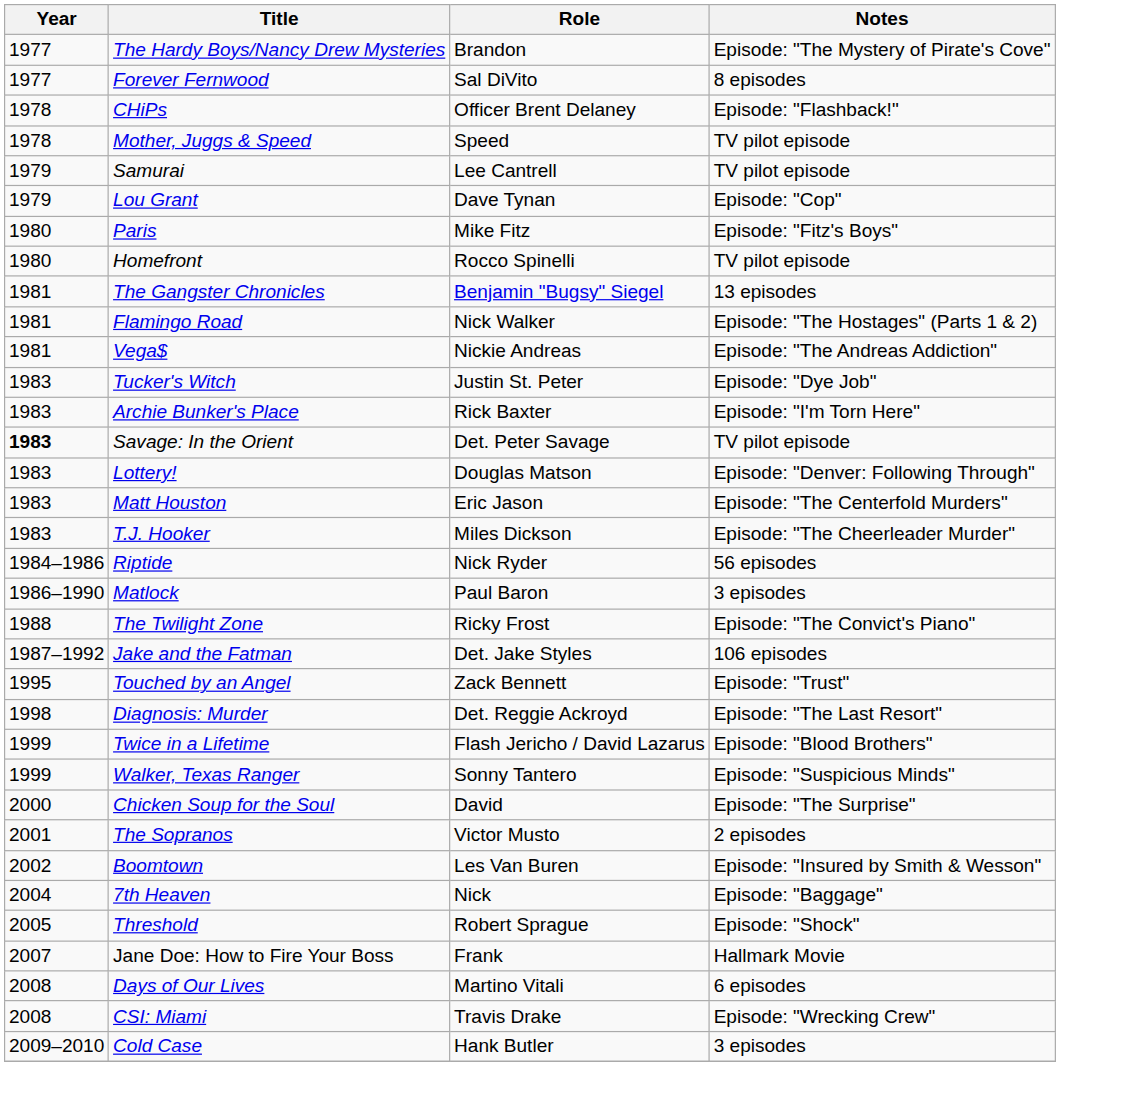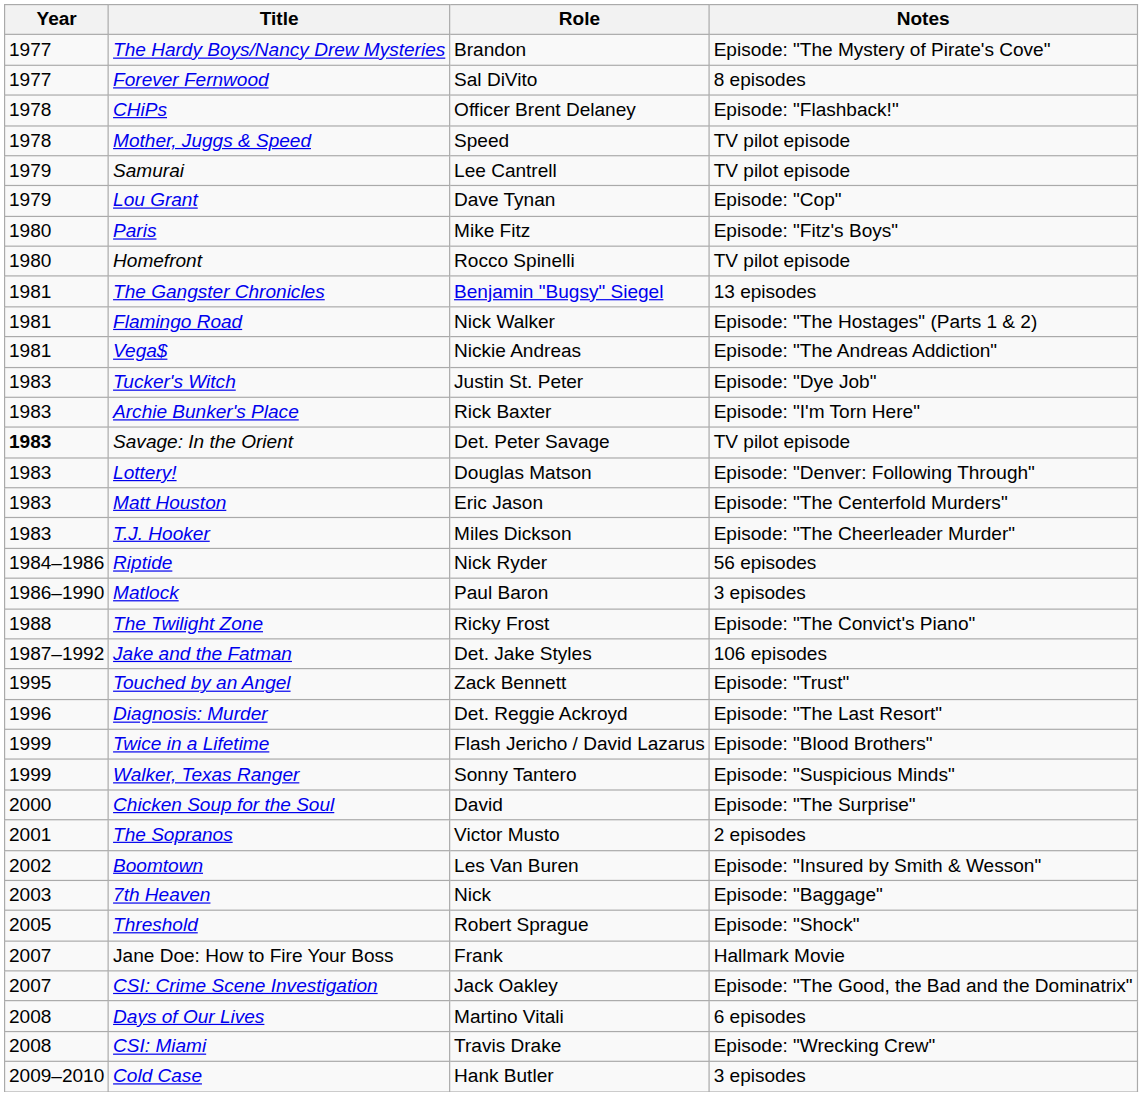(30, 714) 1998 -> (30, 714) 1996
(30, 895) 2004 -> (30, 895) 2003
+ row: (245, 985)
